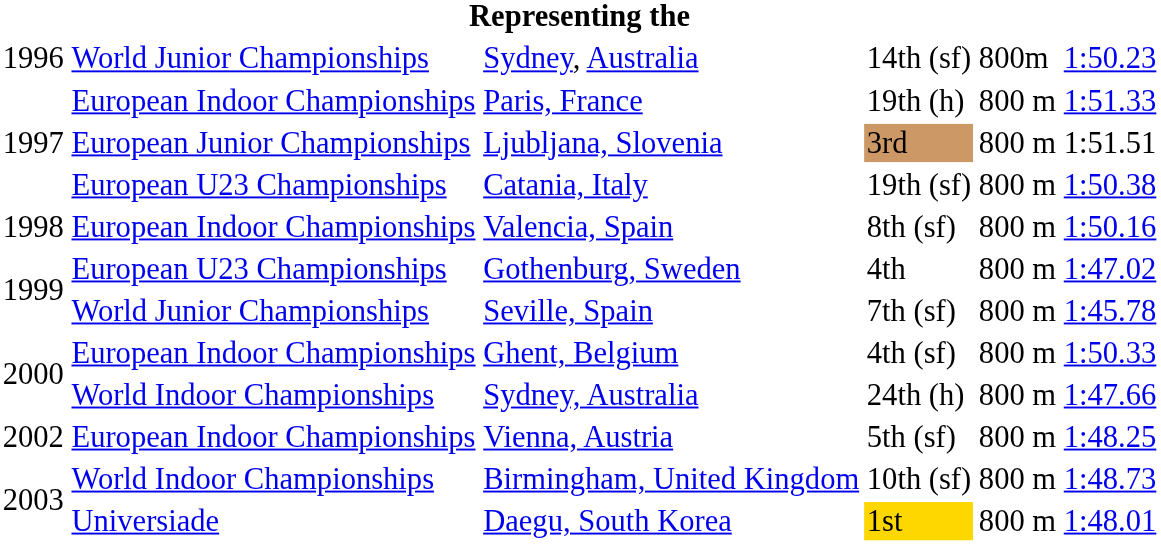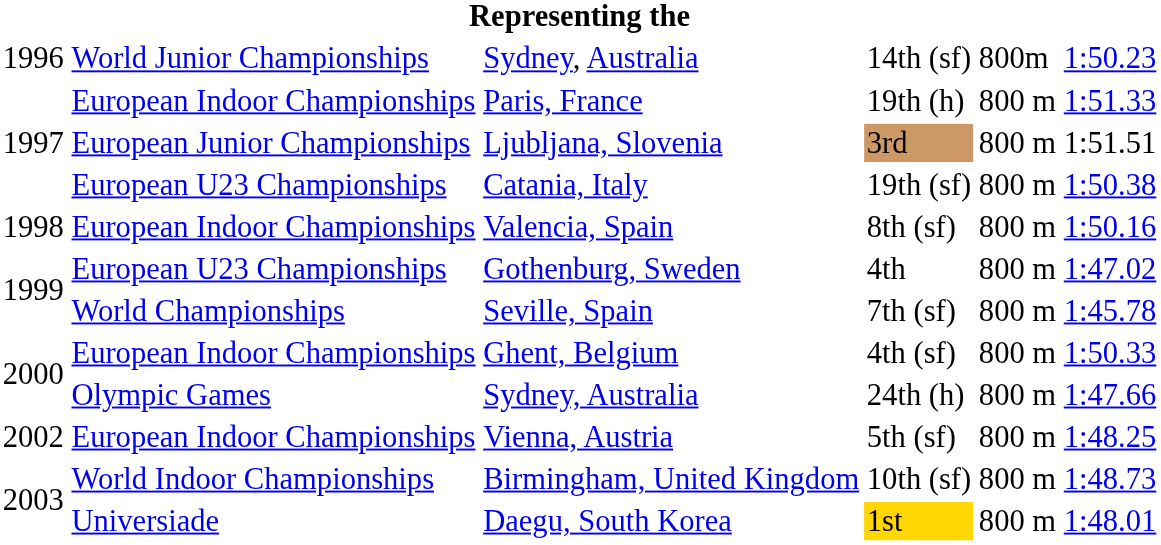(250, 310) World Junior Championships -> (208, 310) World Championships
(253, 394) World Indoor Championships -> (171, 394) Olympic Games
